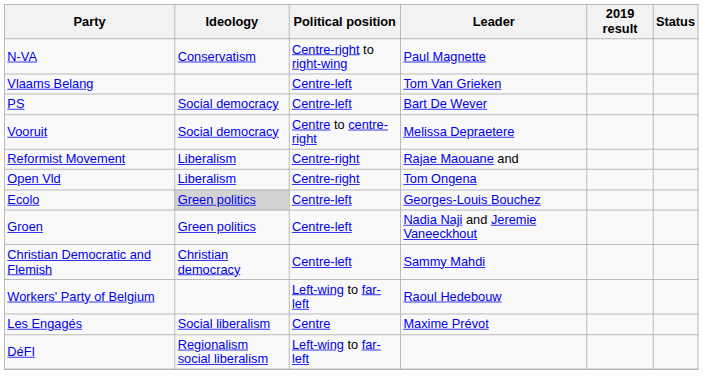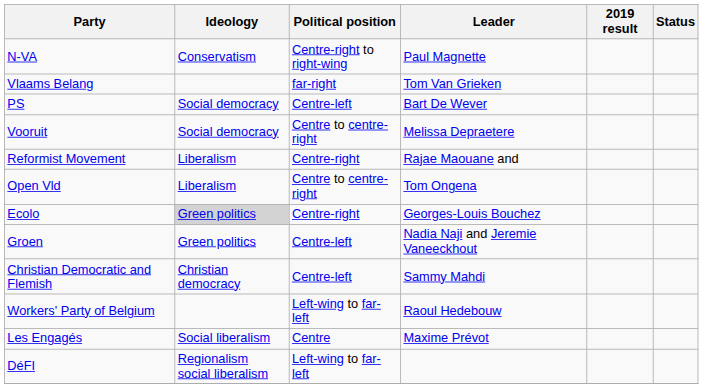(322, 84) Centre-left -> (314, 84) far-right
(326, 179) Centre-right -> (340, 186) Centre to centre-right
(322, 199) Centre-left -> (326, 214) Centre-right
